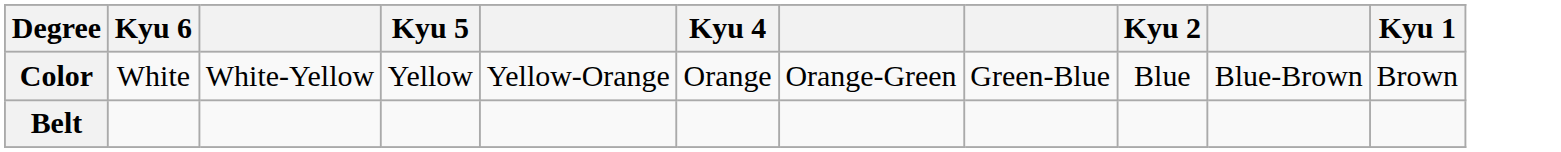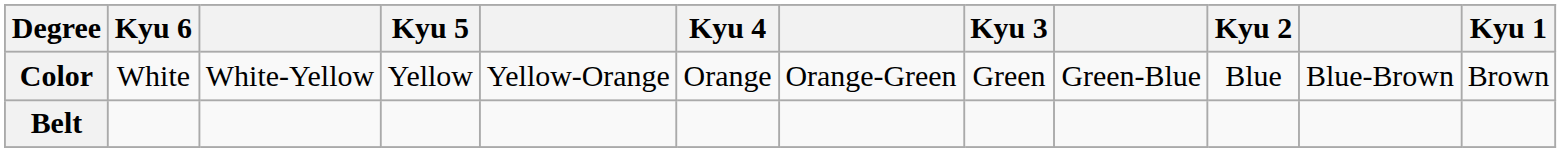+ column: (1009, 28)
